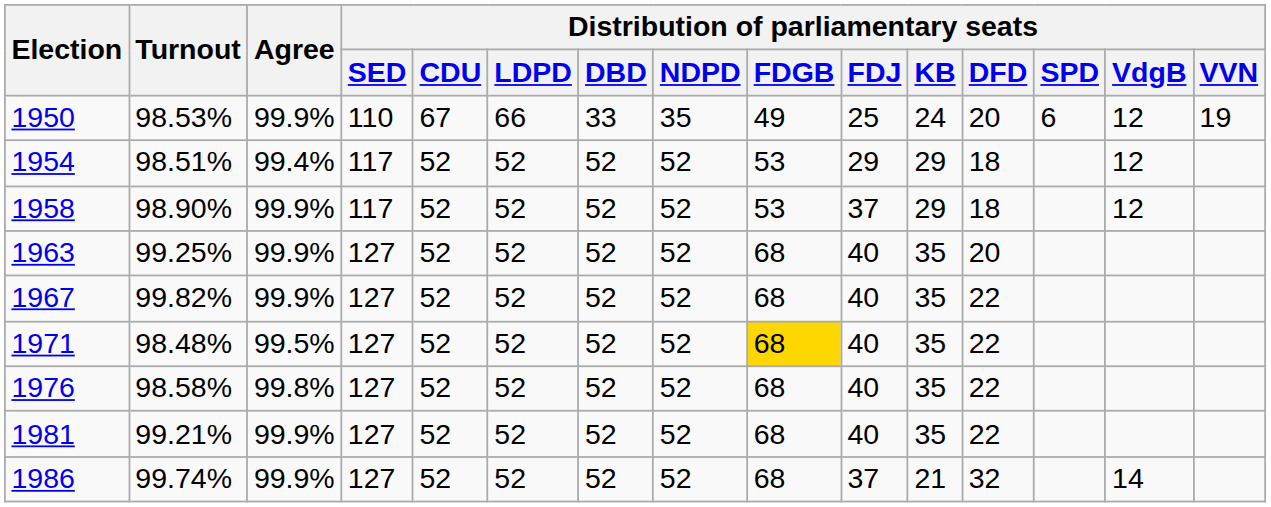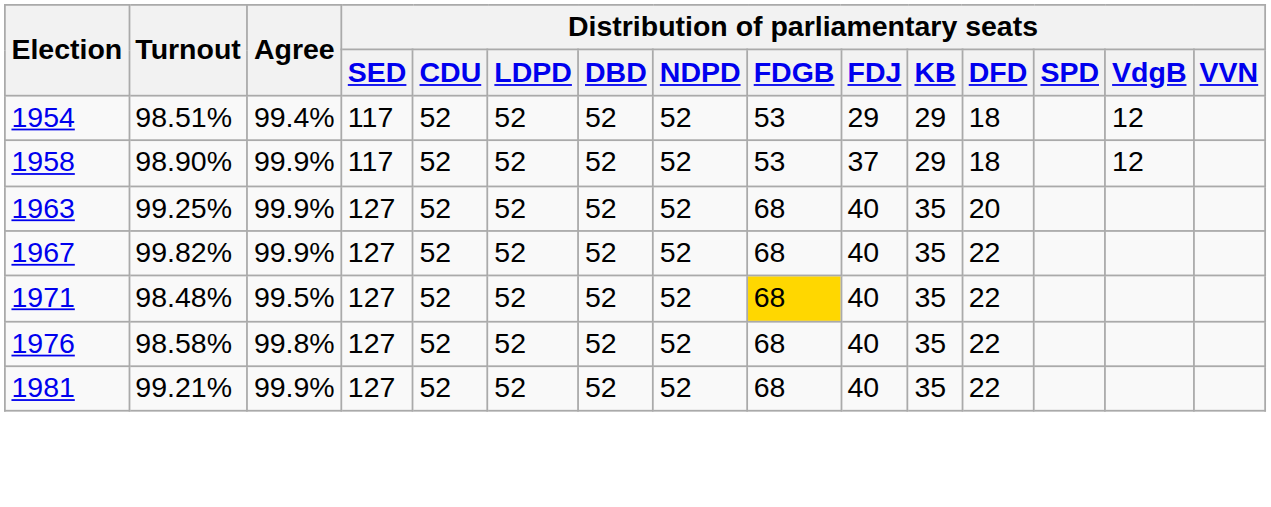- row: (43, 117)
- row: (43, 478)
